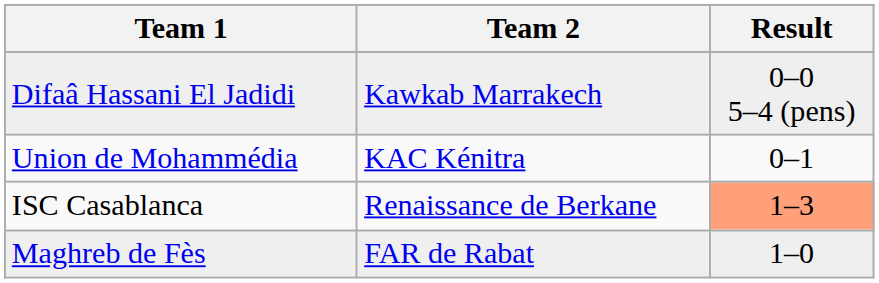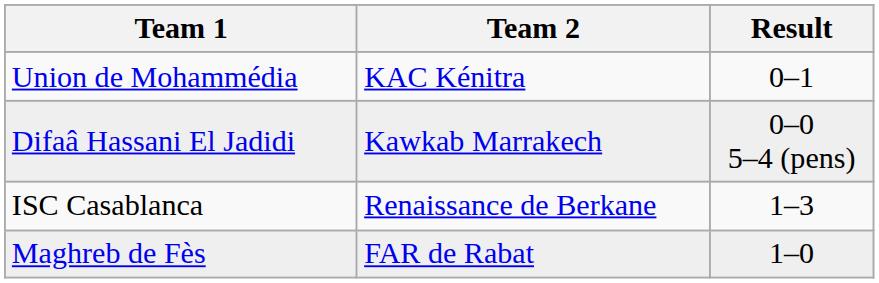rows swapped: (155, 157) <-> (153, 92)
(792, 205) lightsalmon background -> (792, 205) no background
